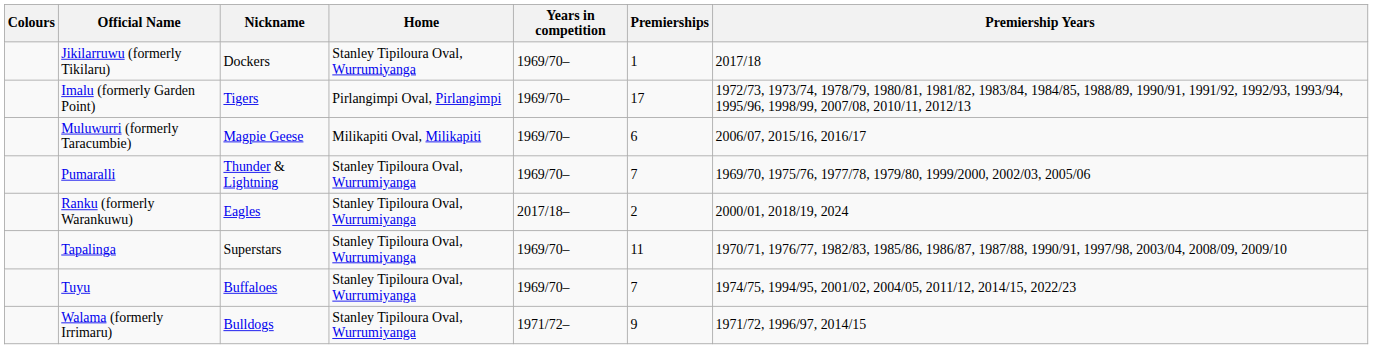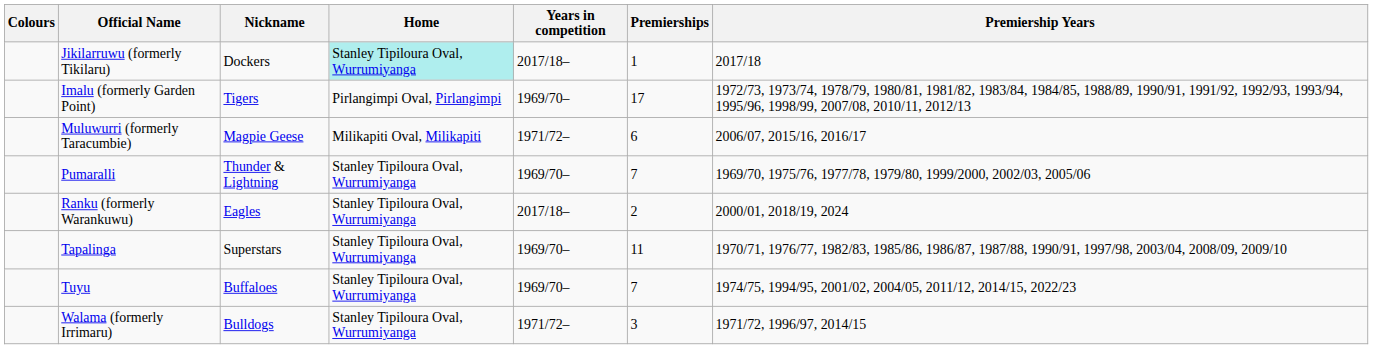(397, 61) no background -> (397, 61) paleturquoise background
(543, 61) 1969/70– -> (543, 61) 2017/18–
(543, 136) 1969/70– -> (543, 136) 1971/72–
(634, 325) 9 -> (634, 325) 3
